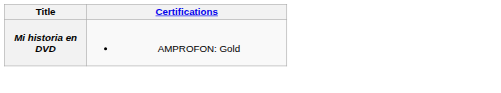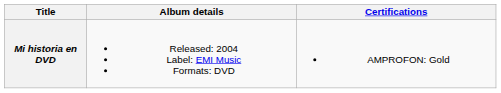+ column: (192, 12)
